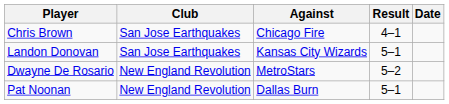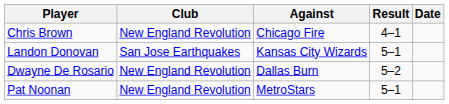(180, 33) San Jose Earthquakes -> (185, 33) New England Revolution
(286, 71) MetroStars -> (287, 71) Dallas Burn
(287, 90) Dallas Burn -> (286, 90) MetroStars
